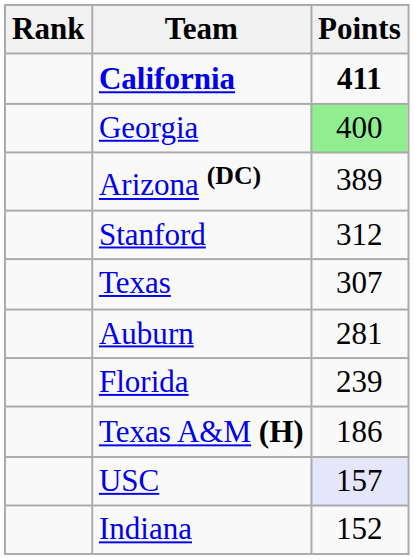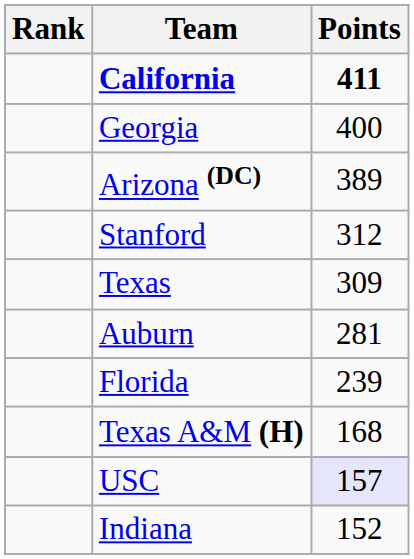(359, 127) lightgreen background -> (359, 127) no background
(359, 283) 307 -> (359, 283) 309
(359, 431) 186 -> (359, 431) 168
